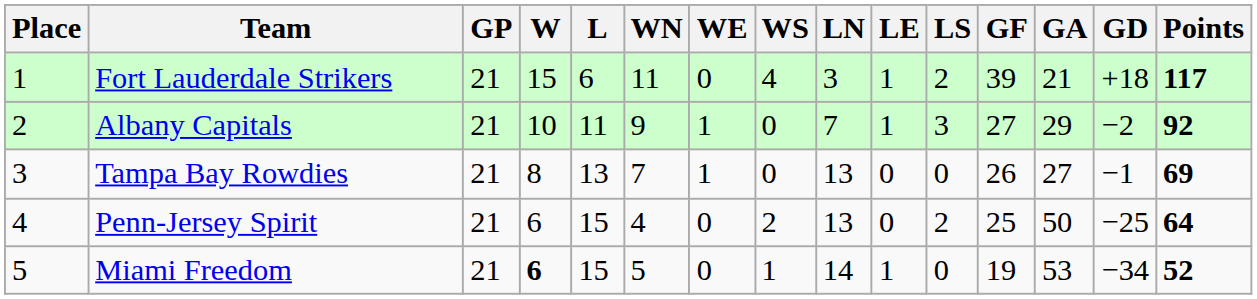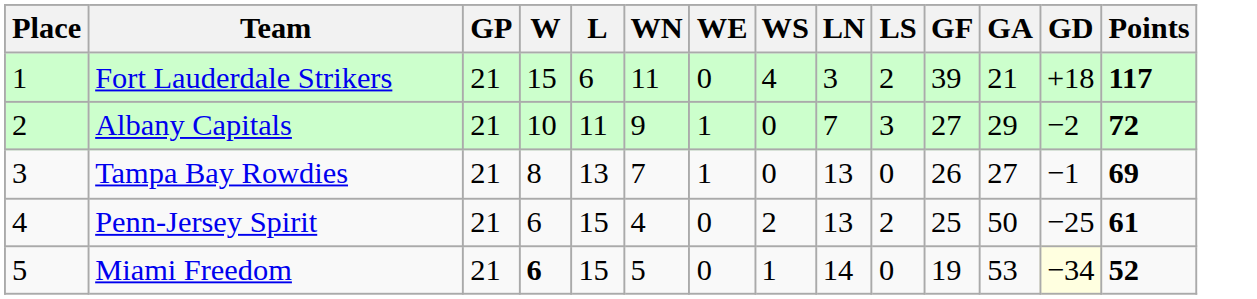- column: (899, 28)
(1178, 125) 92 -> (1124, 125) 72
(1178, 221) 64 -> (1124, 221) 61
(1125, 269) no background -> (1071, 269) lightyellow background
